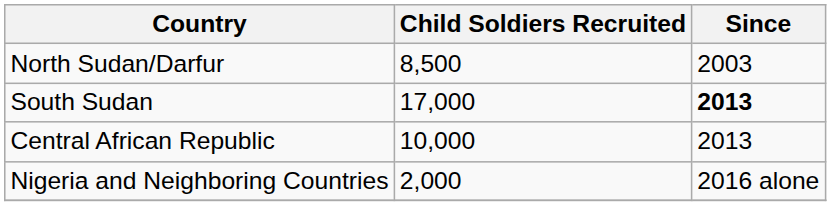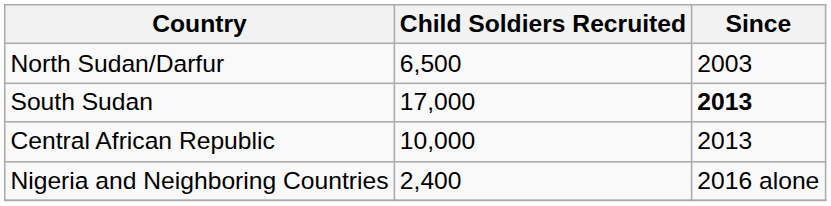(431, 63) 8,500 -> (431, 63) 6,500
(431, 180) 2,000 -> (431, 180) 2,400
